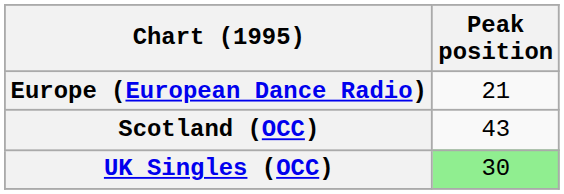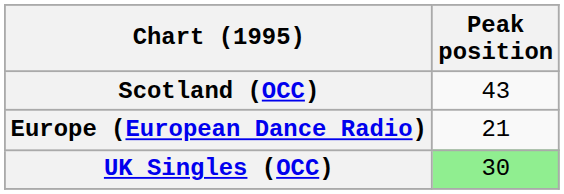rows swapped: (219, 91) <-> (219, 130)
